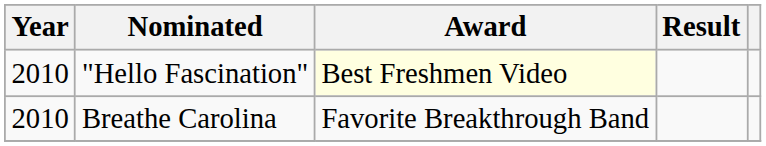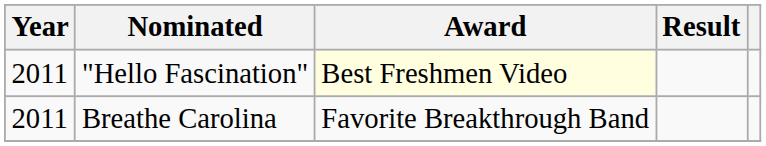(40, 72) 2010 -> (40, 72) 2011
(40, 118) 2010 -> (40, 118) 2011
